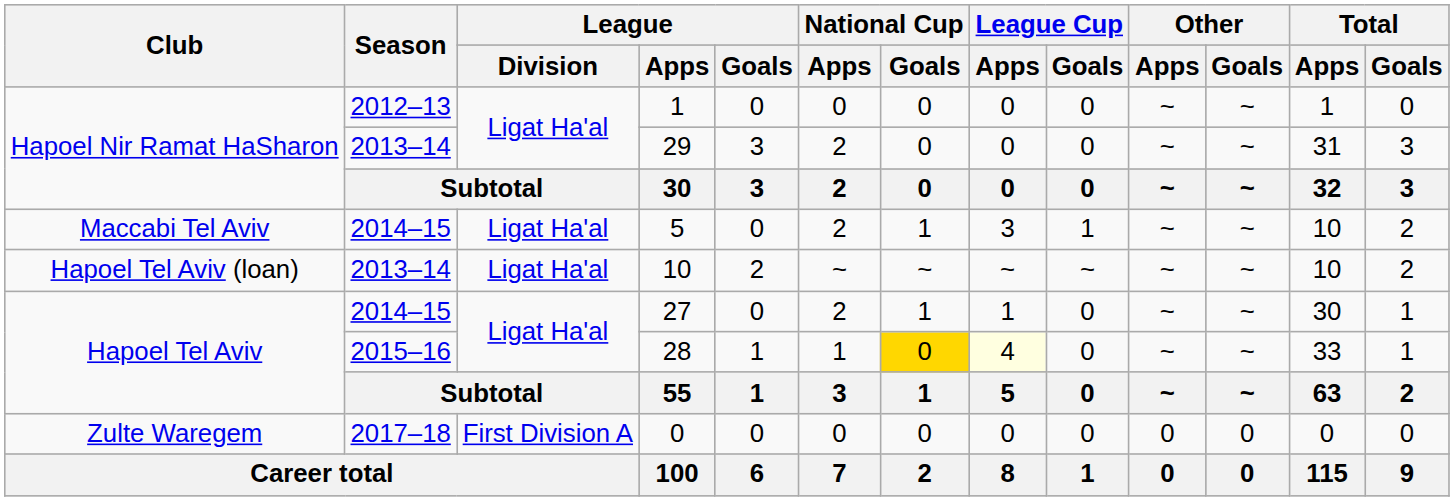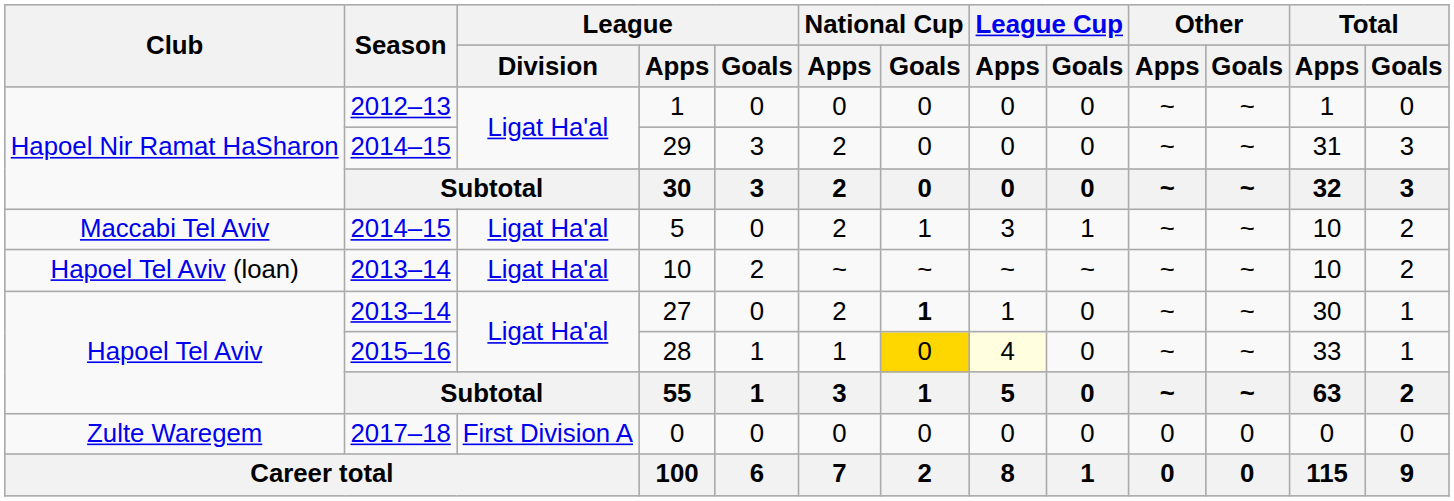(401, 147) 2013–14 -> (401, 147) 2014–15
(401, 310) 2014–15 -> (401, 310) 2013–14
(925, 310) normal -> (925, 310) bold
